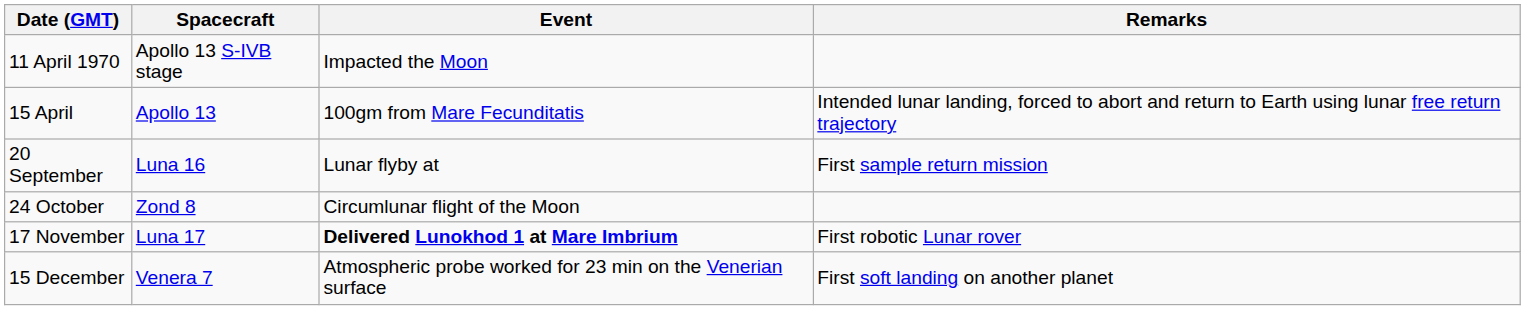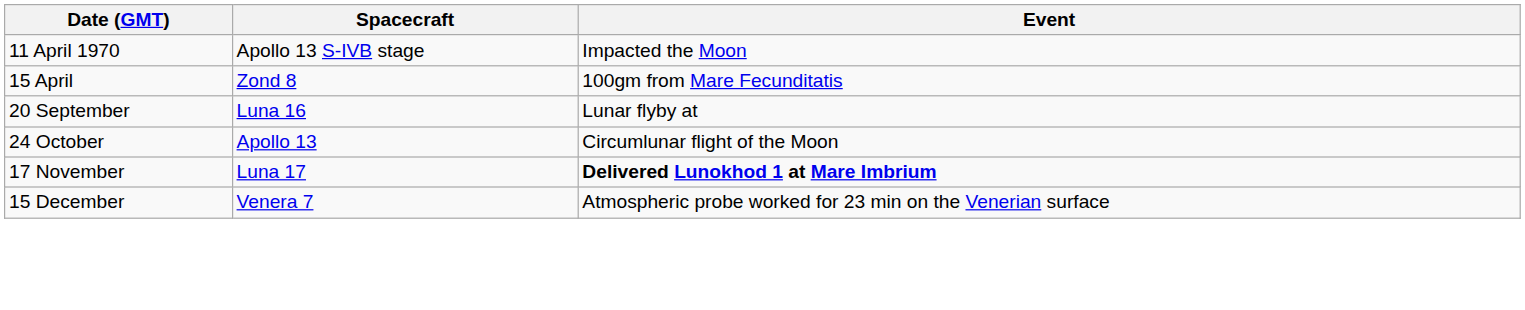- column: (1167, 19)
(176, 113) Apollo 13 -> (266, 80) Zond 8
(166, 206) Zond 8 -> (277, 141) Apollo 13
